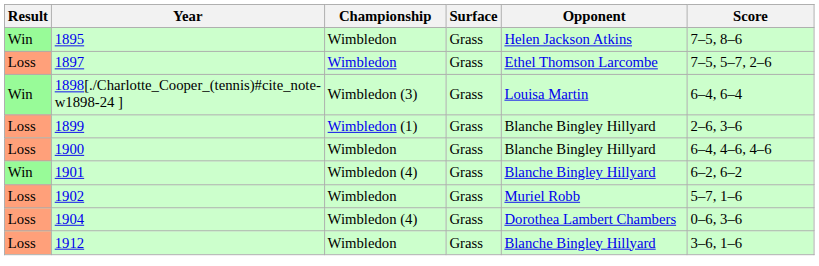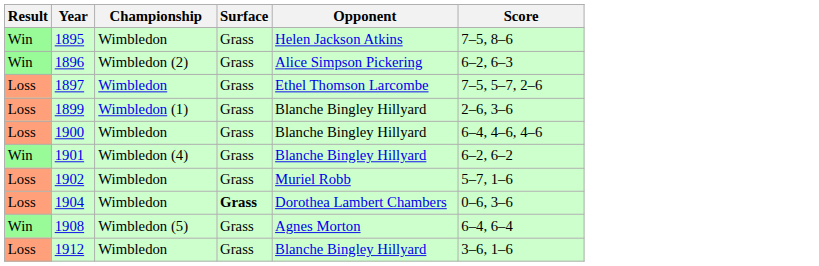+ row: (69, 62)
- row: (188, 94)
(373, 219) Wimbledon (4) -> (133, 202) Wimbledon
(466, 219) normal -> (238, 202) bold
+ row: (69, 226)
